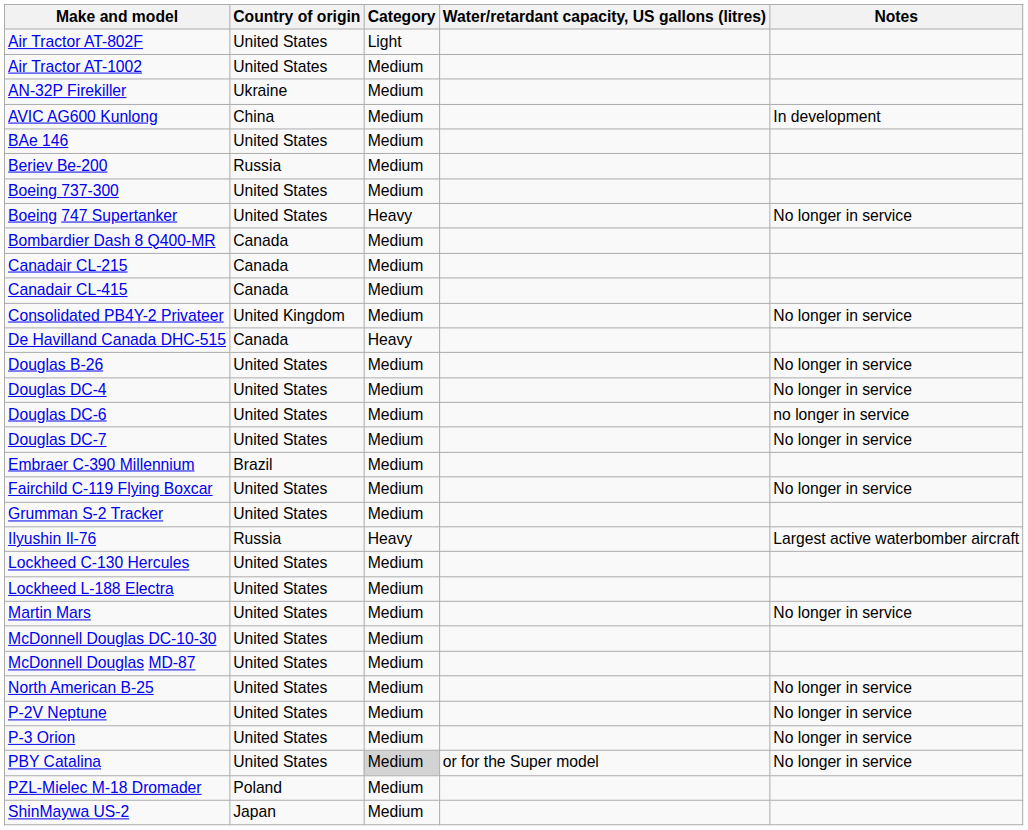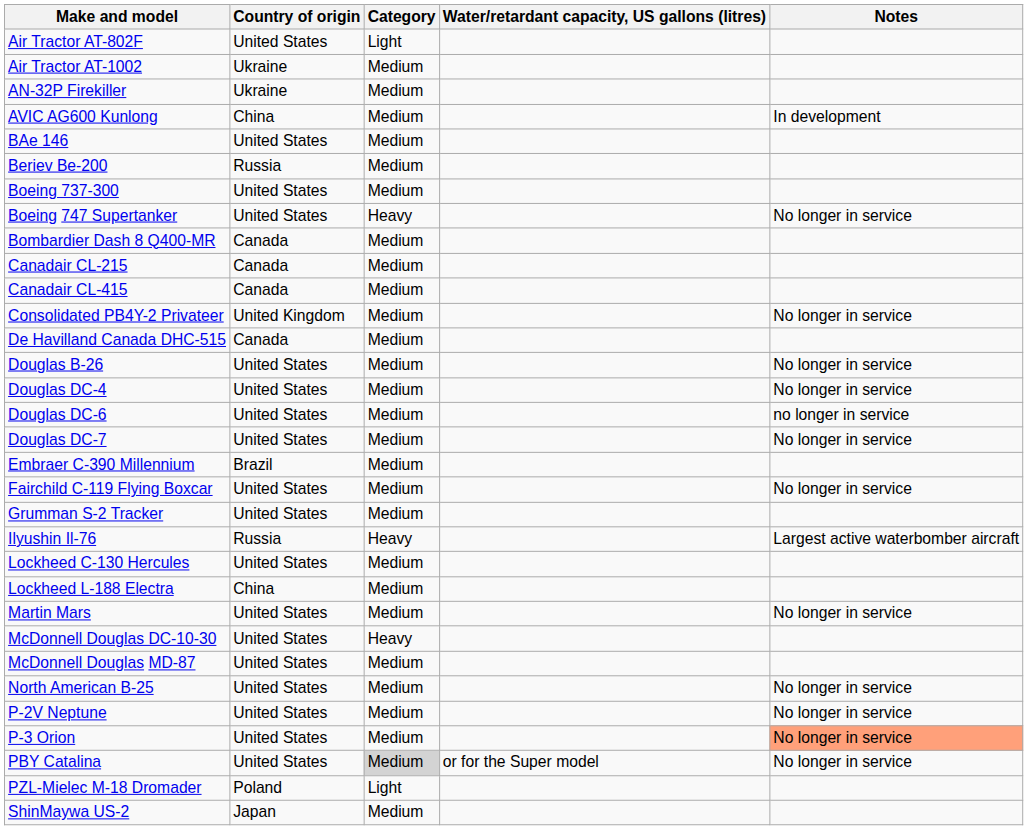(280, 66) United States -> (260, 66) Ukraine
(390, 340) Heavy -> (396, 340) Medium
(280, 588) United States -> (254, 588) China
(396, 638) Medium -> (390, 638) Heavy
(843, 738) no background -> (843, 738) lightsalmon background
(396, 787) Medium -> (385, 787) Light
